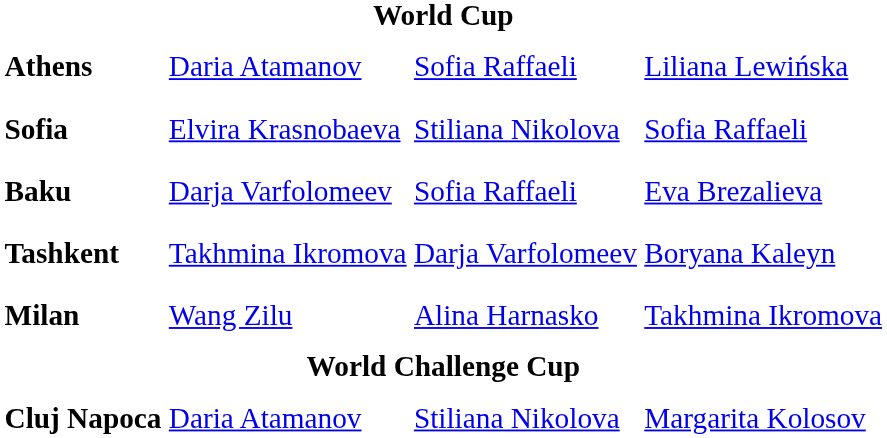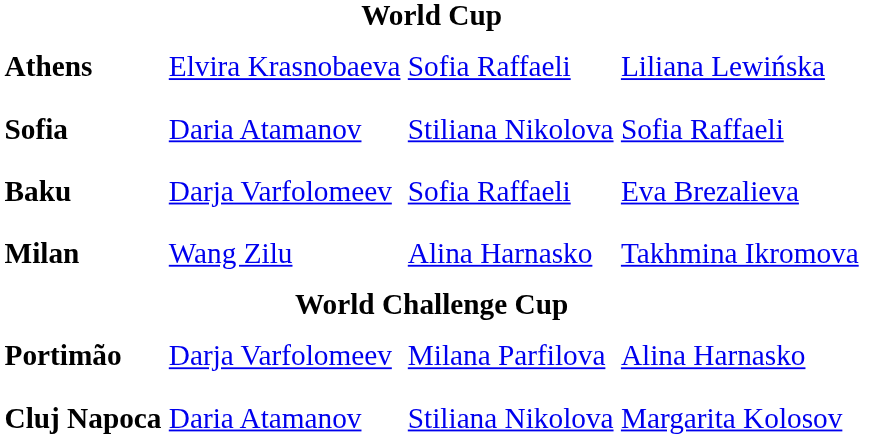(265, 66) Daria Atamanov -> (285, 66) Elvira Krasnobaeva
(285, 129) Elvira Krasnobaeva -> (265, 129) Daria Atamanov
- row: (62, 253)
+ row: (63, 355)
